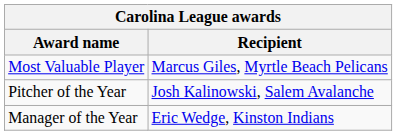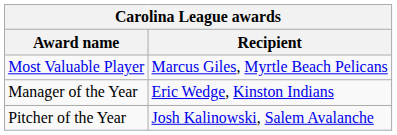rows swapped: (67, 92) <-> (73, 117)
